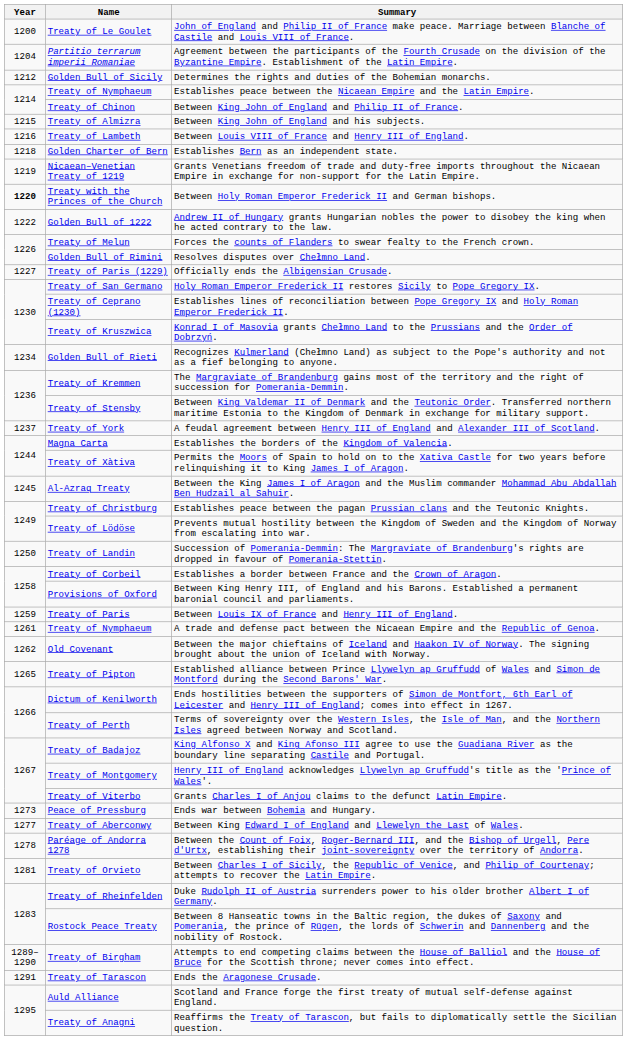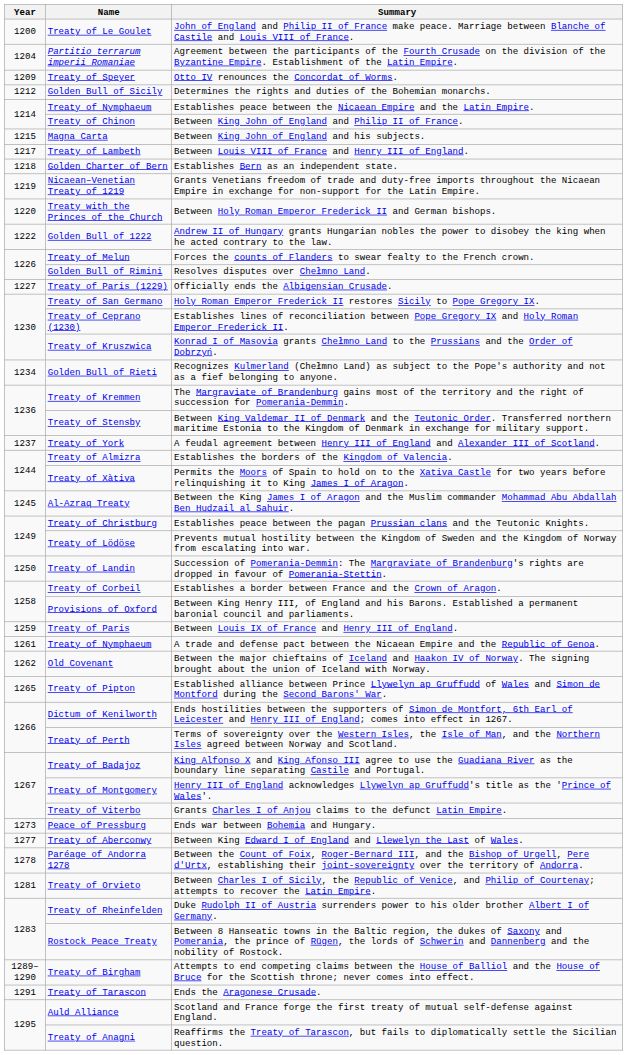+ row: (286, 77)
(94, 122) Treaty of Almizra -> (78, 137) Magna Carta
(25, 137) 1216 -> (25, 151) 1217
(25, 197) bold -> (25, 212) normal
(78, 443) Magna Carta -> (94, 458) Treaty of Almizra
